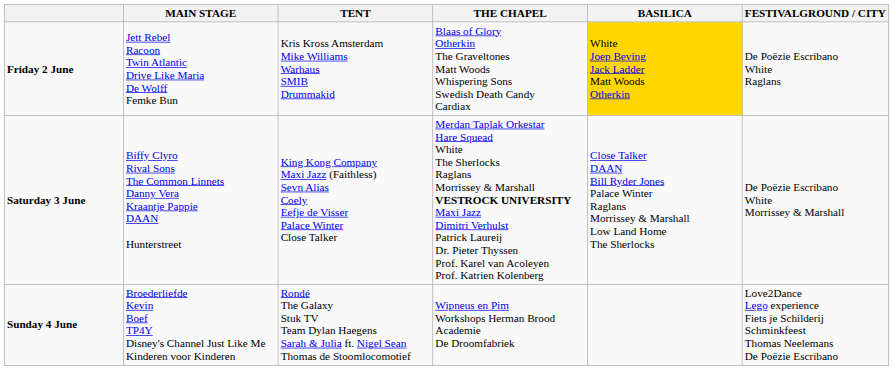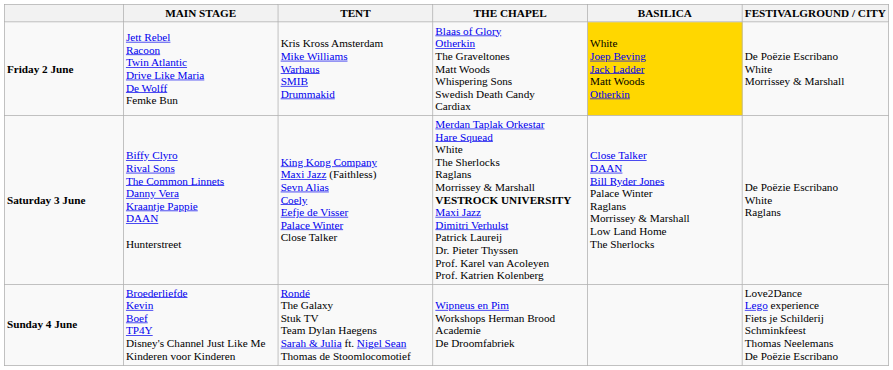(791, 68) De Poëzie Escribano White Raglans -> (795, 68) De Poëzie Escribano White Morrissey & Marshall
(795, 200) De Poëzie Escribano White Morrissey & Marshall -> (791, 200) De Poëzie Escribano White Raglans
